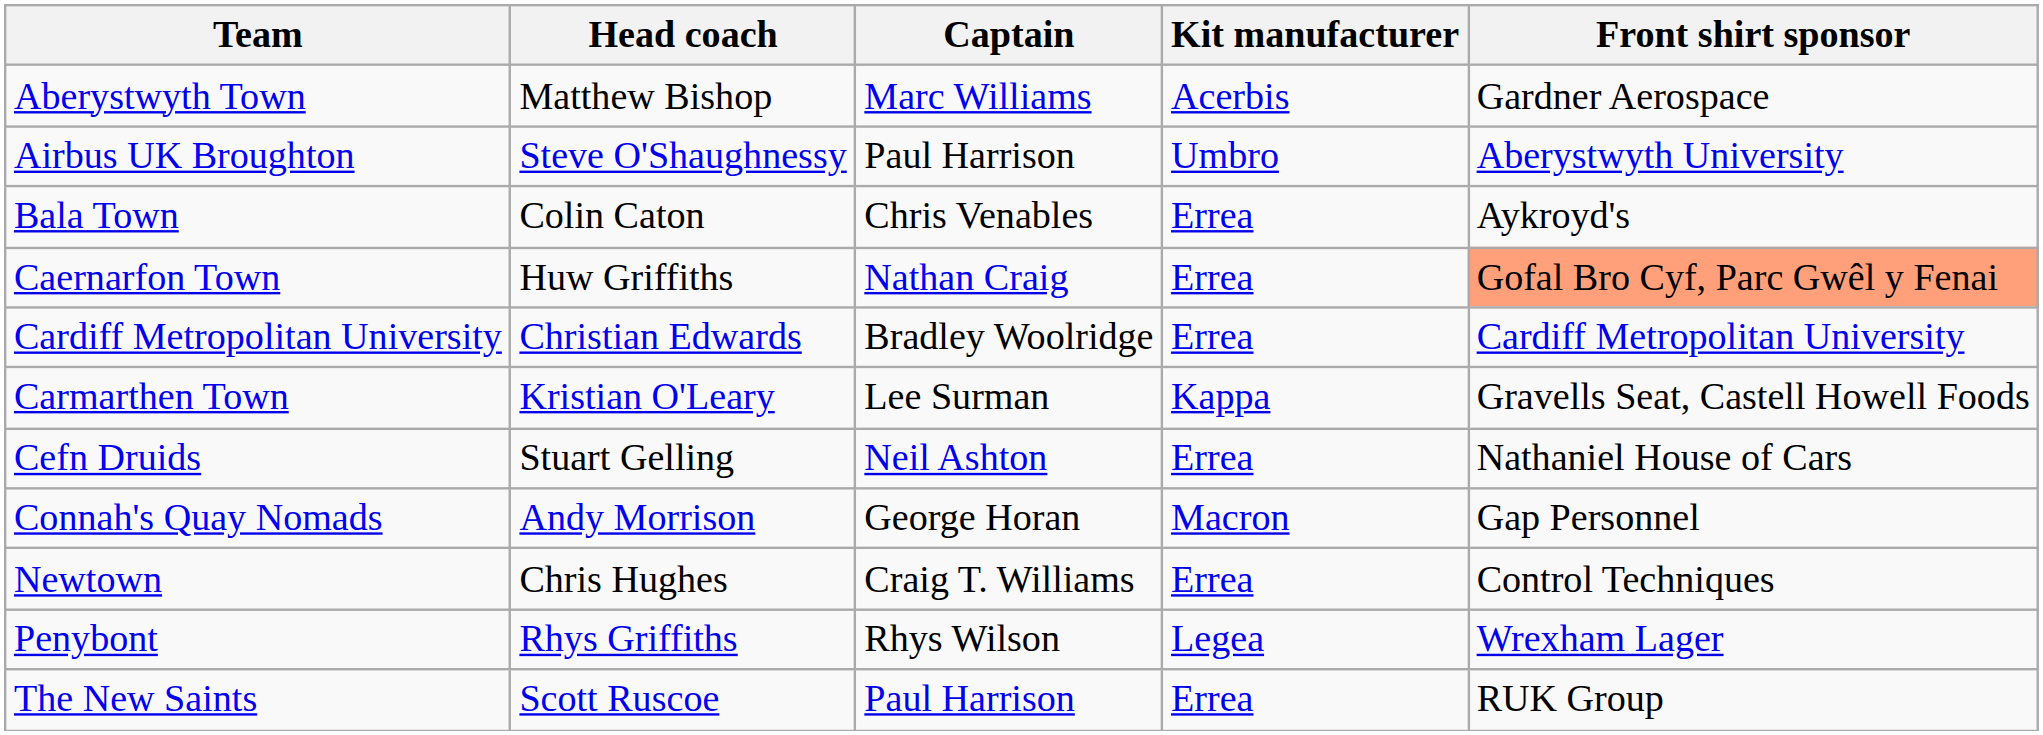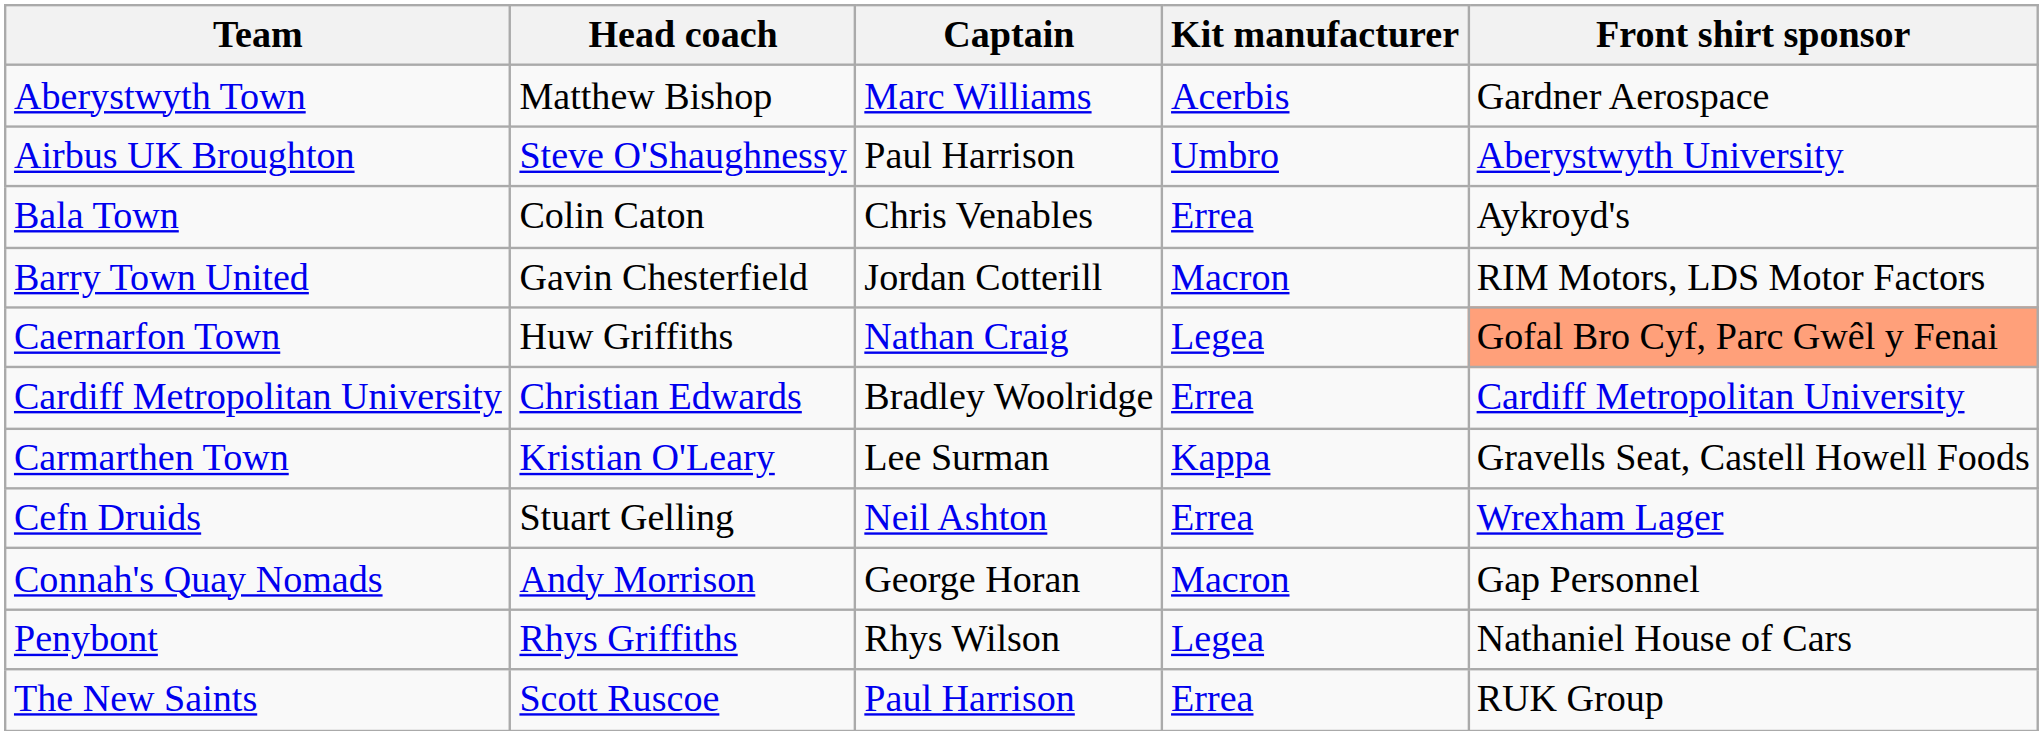+ row: (161, 276)
(1212, 276) Errea -> (1218, 336) Legea
(1664, 457) Nathaniel House of Cars -> (1600, 517) Wrexham Lager
- row: (88, 578)
(1600, 638) Wrexham Lager -> (1664, 638) Nathaniel House of Cars
